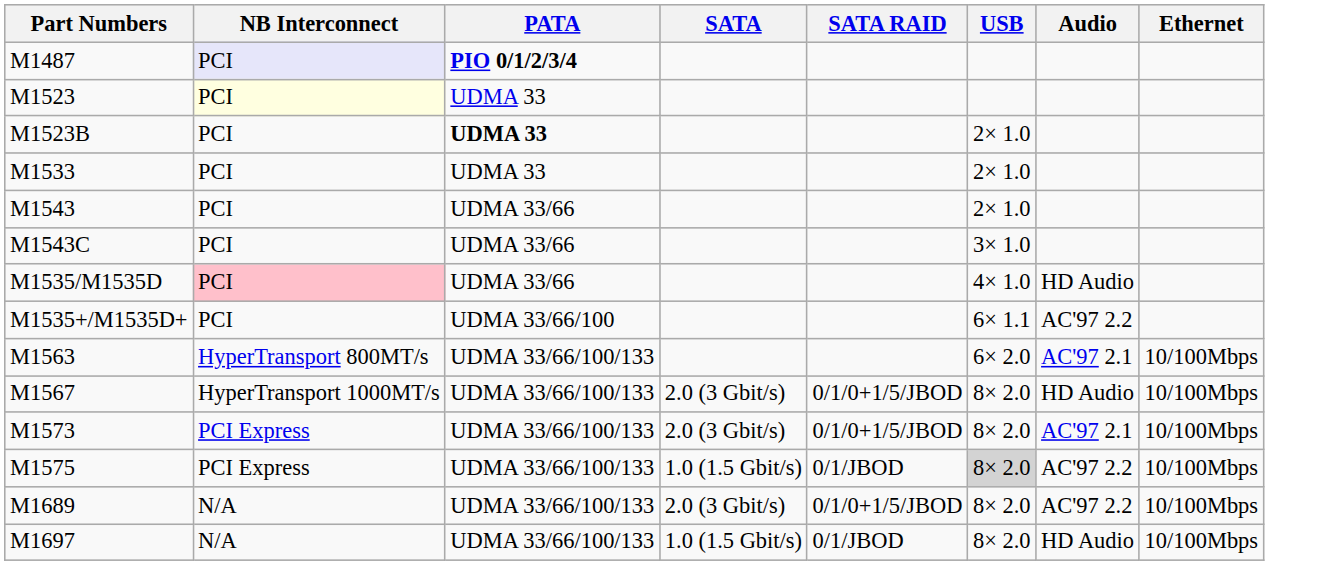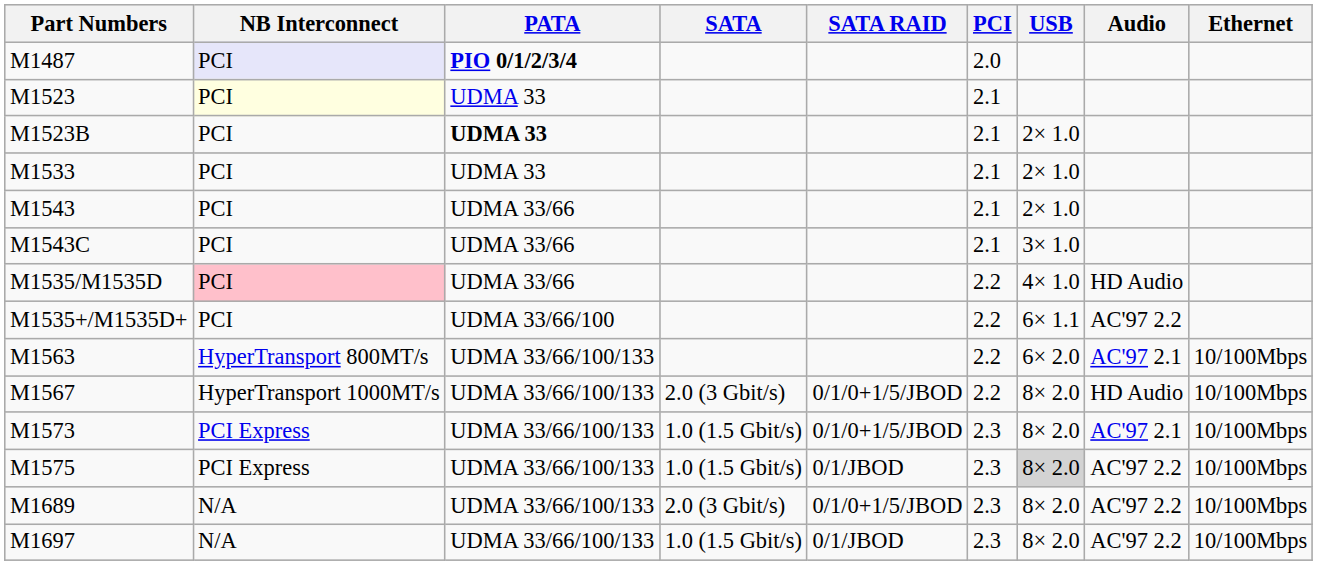+ column: (992, 23)
(725, 430) 2.0 (3 Gbit/s) -> (733, 430) 1.0 (1.5 Gbit/s)
(1088, 542) HD Audio -> (1136, 542) AC'97 2.2
